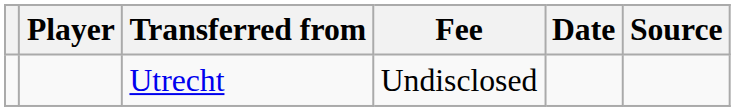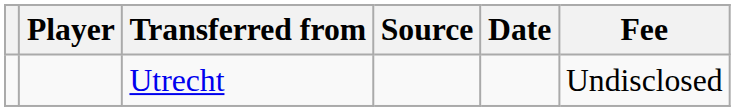columns swapped: (459, 29) <-> (676, 29)
